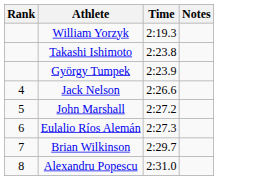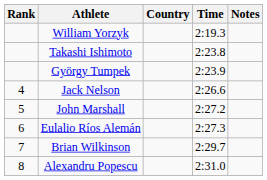+ column: (168, 14)
